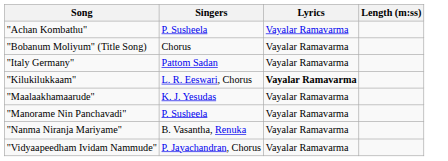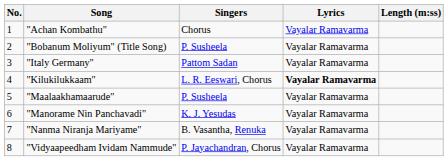+ column: (14, 13)
(184, 29) P. Susheela -> (196, 29) Chorus
(176, 46) Chorus -> (204, 46) P. Susheela
(189, 97) K. J. Yesudas -> (204, 97) P. Susheela
(184, 113) P. Susheela -> (209, 113) K. J. Yesudas
